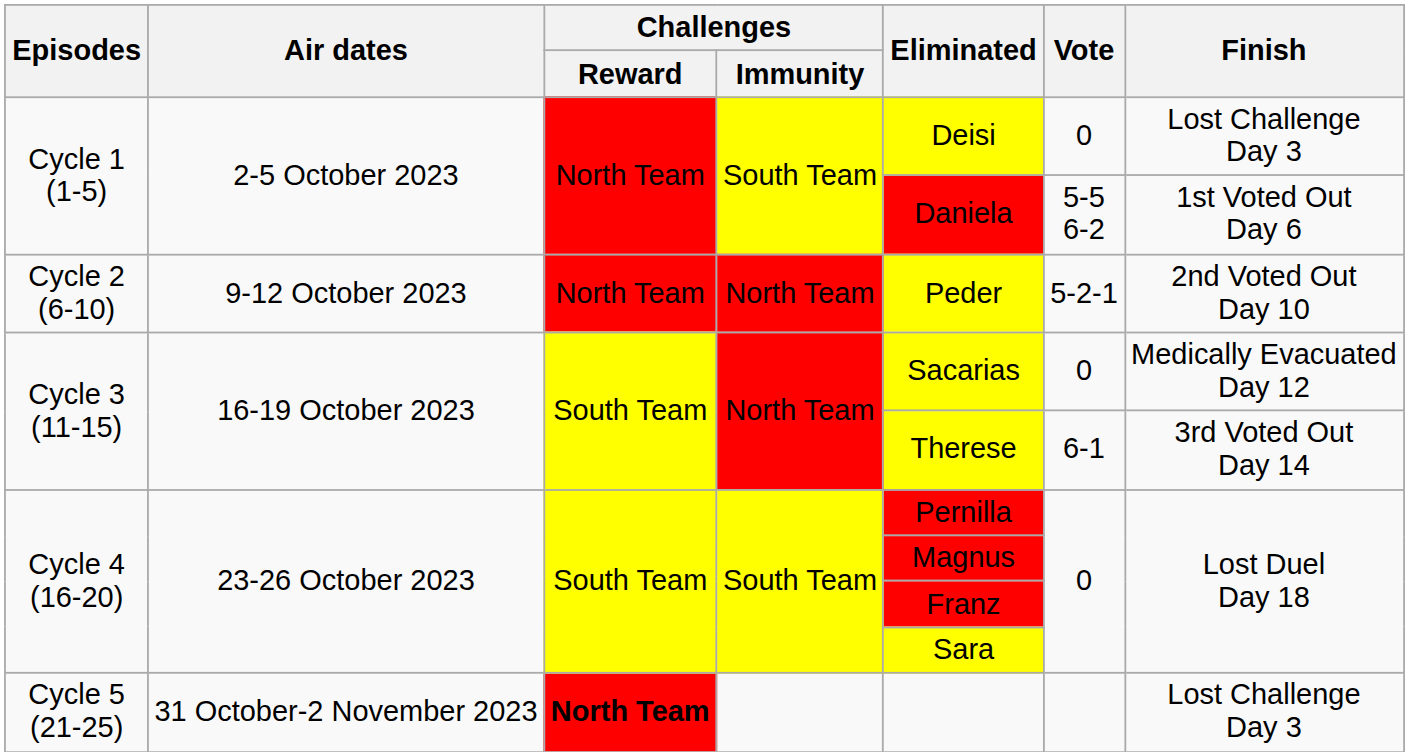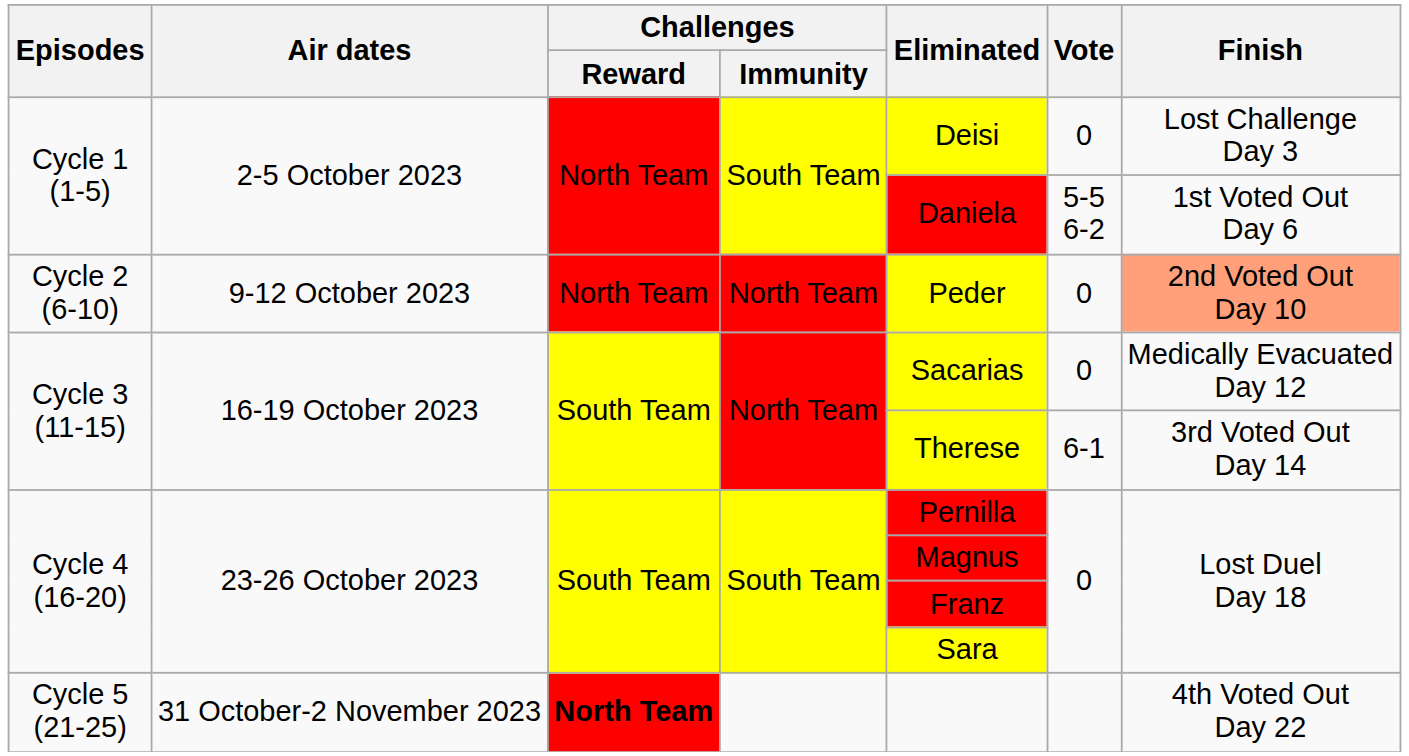(1084, 292) 5-2-1 -> (1084, 292) 0
(1264, 292) no background -> (1260, 292) lightsalmon background
(1264, 711) Lost Challenge Day 3 -> (1260, 711) 4th Voted Out Day 22
